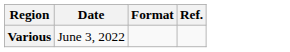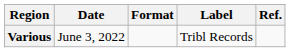+ column: (216, 15)
